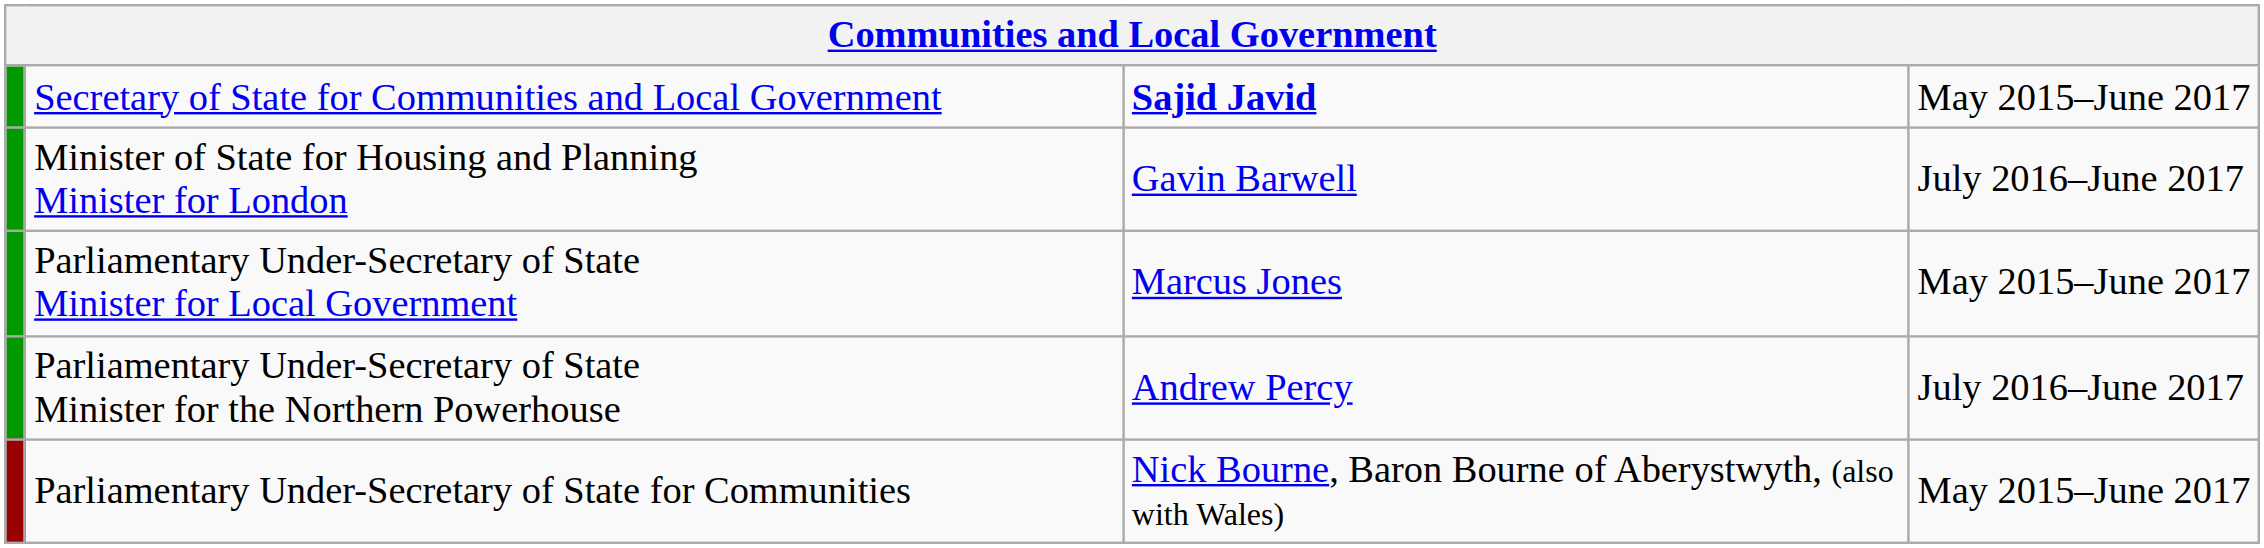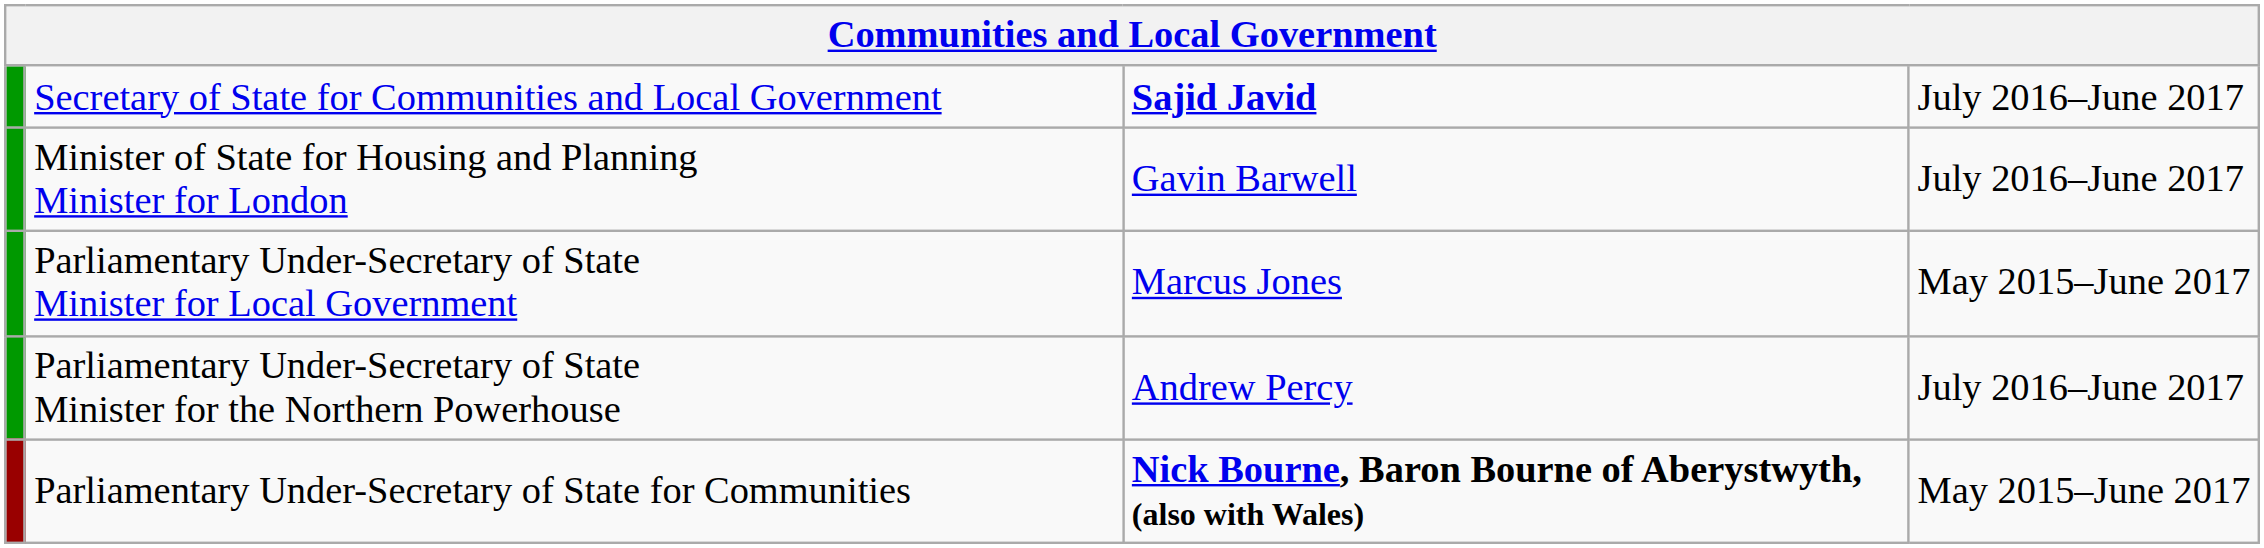(2084, 95) May 2015–June 2017 -> (2081, 95) July 2016–June 2017
(1513, 490) normal -> (1497, 490) bold
